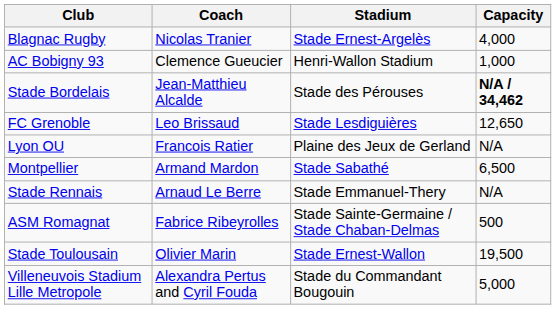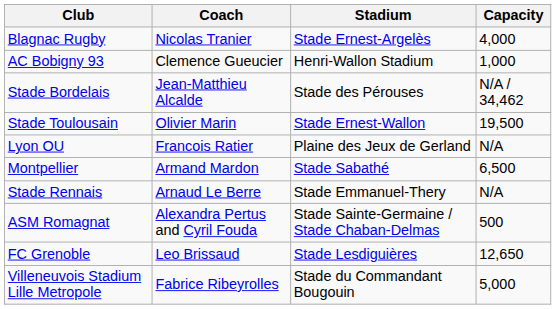(501, 92) bold -> (501, 92) normal
rows swapped: (49, 123) <-> (63, 253)
(217, 222) Fabrice Ribeyrolles -> (211, 222) Alexandra Pertus and Cyril Fouda
(211, 284) Alexandra Pertus and Cyril Fouda -> (217, 284) Fabrice Ribeyrolles
